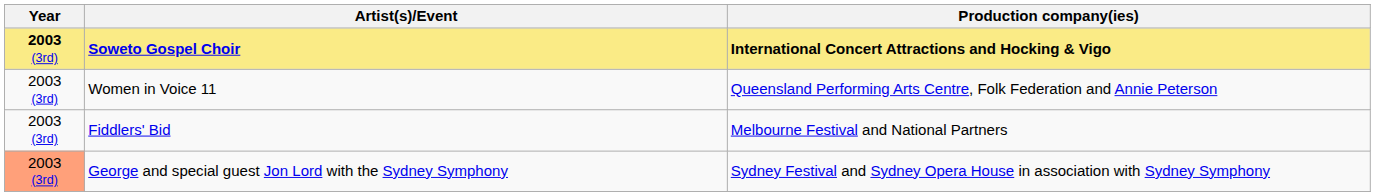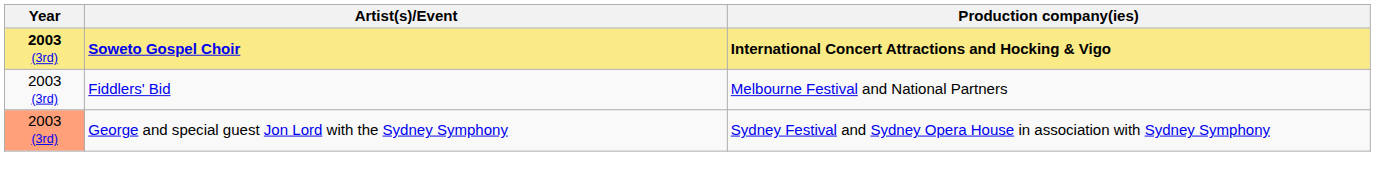- row: (152, 89)
